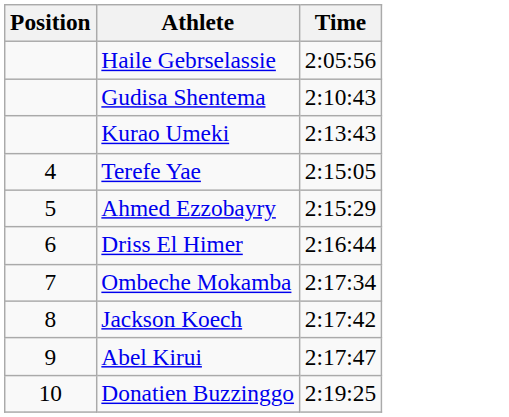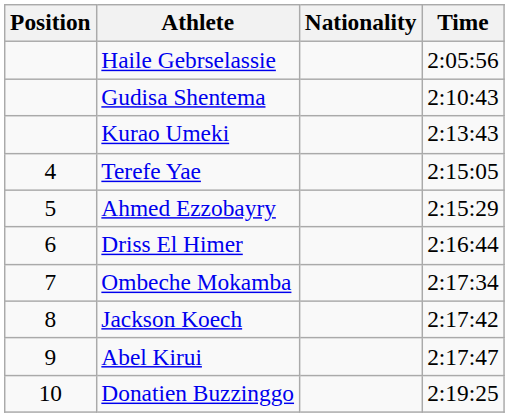+ column: (361, 23)
